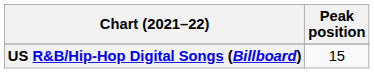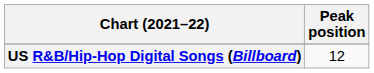(337, 56) 15 -> (337, 56) 12
